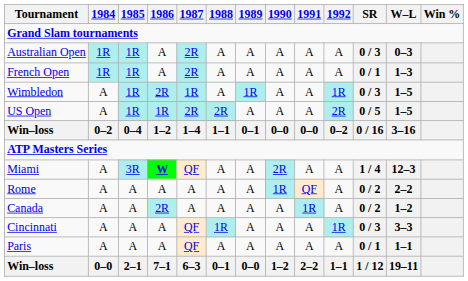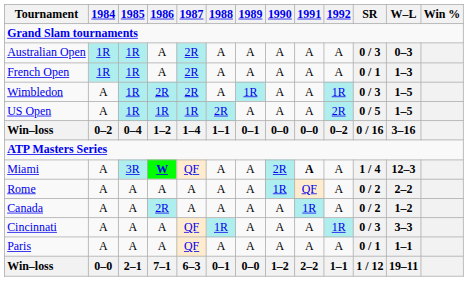(192, 91) 1R -> (192, 91) 2R
(192, 110) 2R -> (192, 110) 1R
(309, 168) normal -> (309, 168) bold
